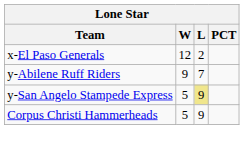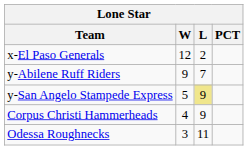(185, 114) 5 -> (185, 114) 4
+ row: (58, 134)
